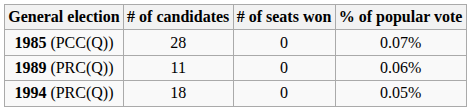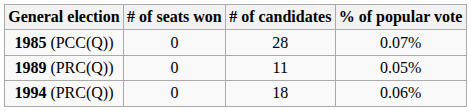columns swapped: (178, 17) <-> (284, 17)
(401, 67) 0.06% -> (401, 67) 0.05%
(401, 93) 0.05% -> (401, 93) 0.06%
